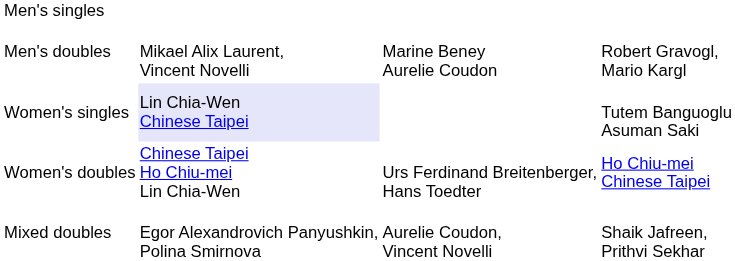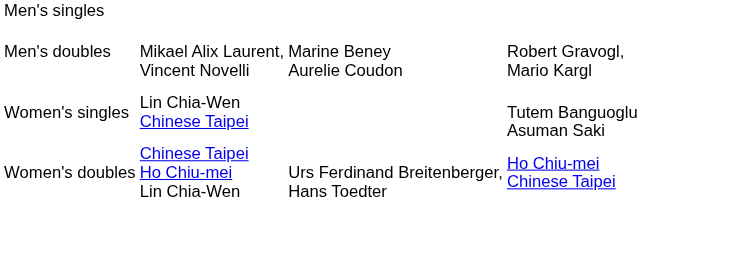(194, 112) lavender background -> (194, 112) no background
- row: (58, 233)
